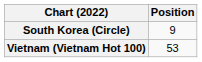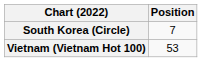(173, 30) 9 -> (173, 30) 7
